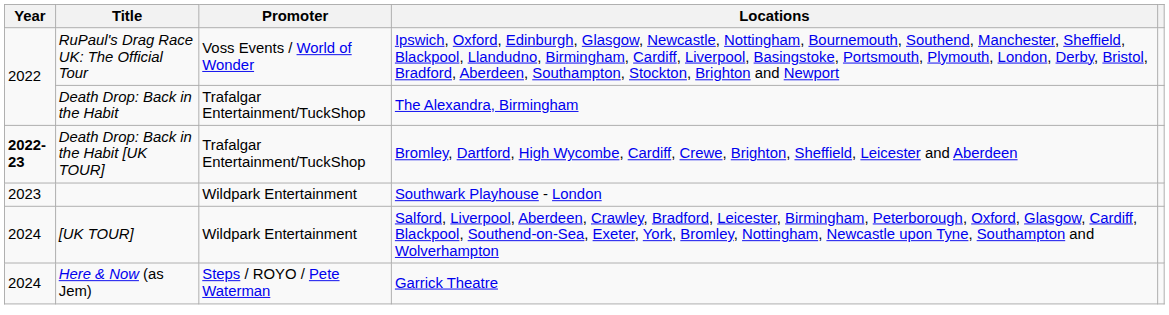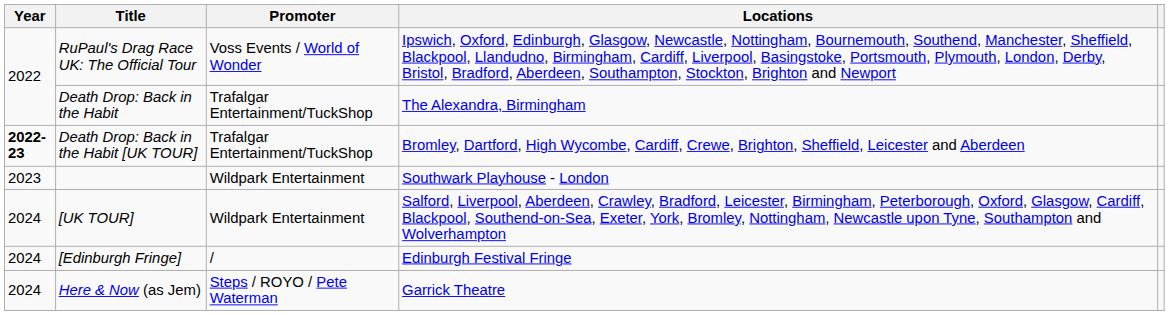+ row: (120, 258)
